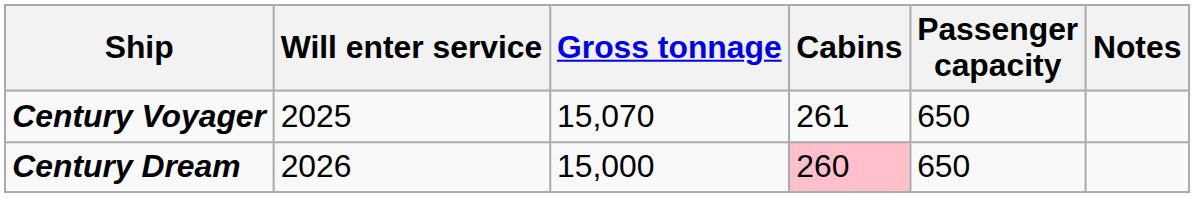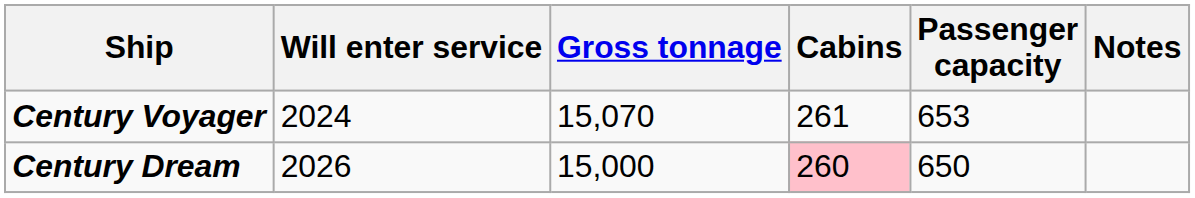(316, 116) 2025 -> (316, 116) 2024
(944, 116) 650 -> (944, 116) 653
